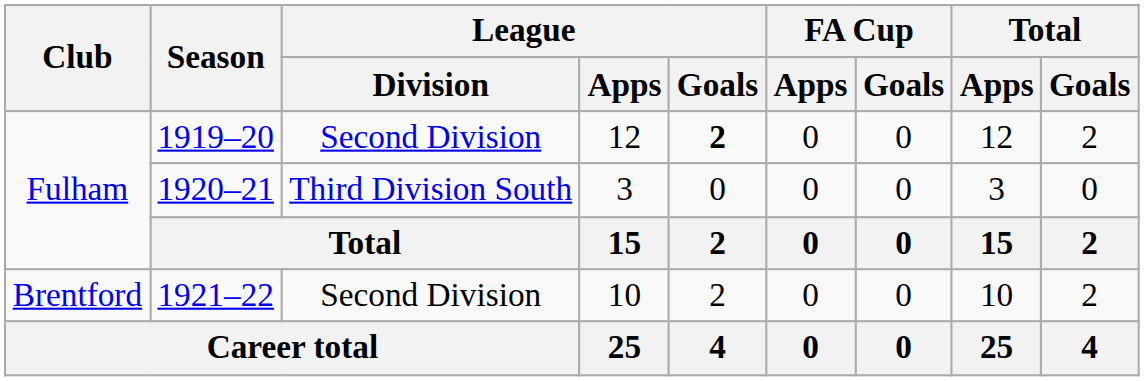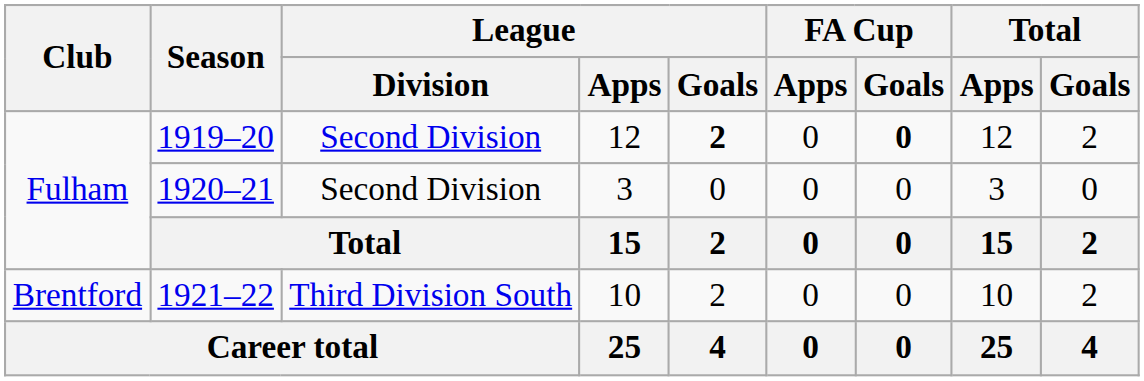(904, 136) normal -> (904, 136) bold
(431, 189) Third Division South -> (431, 189) Second Division
(431, 294) Second Division -> (431, 294) Third Division South
